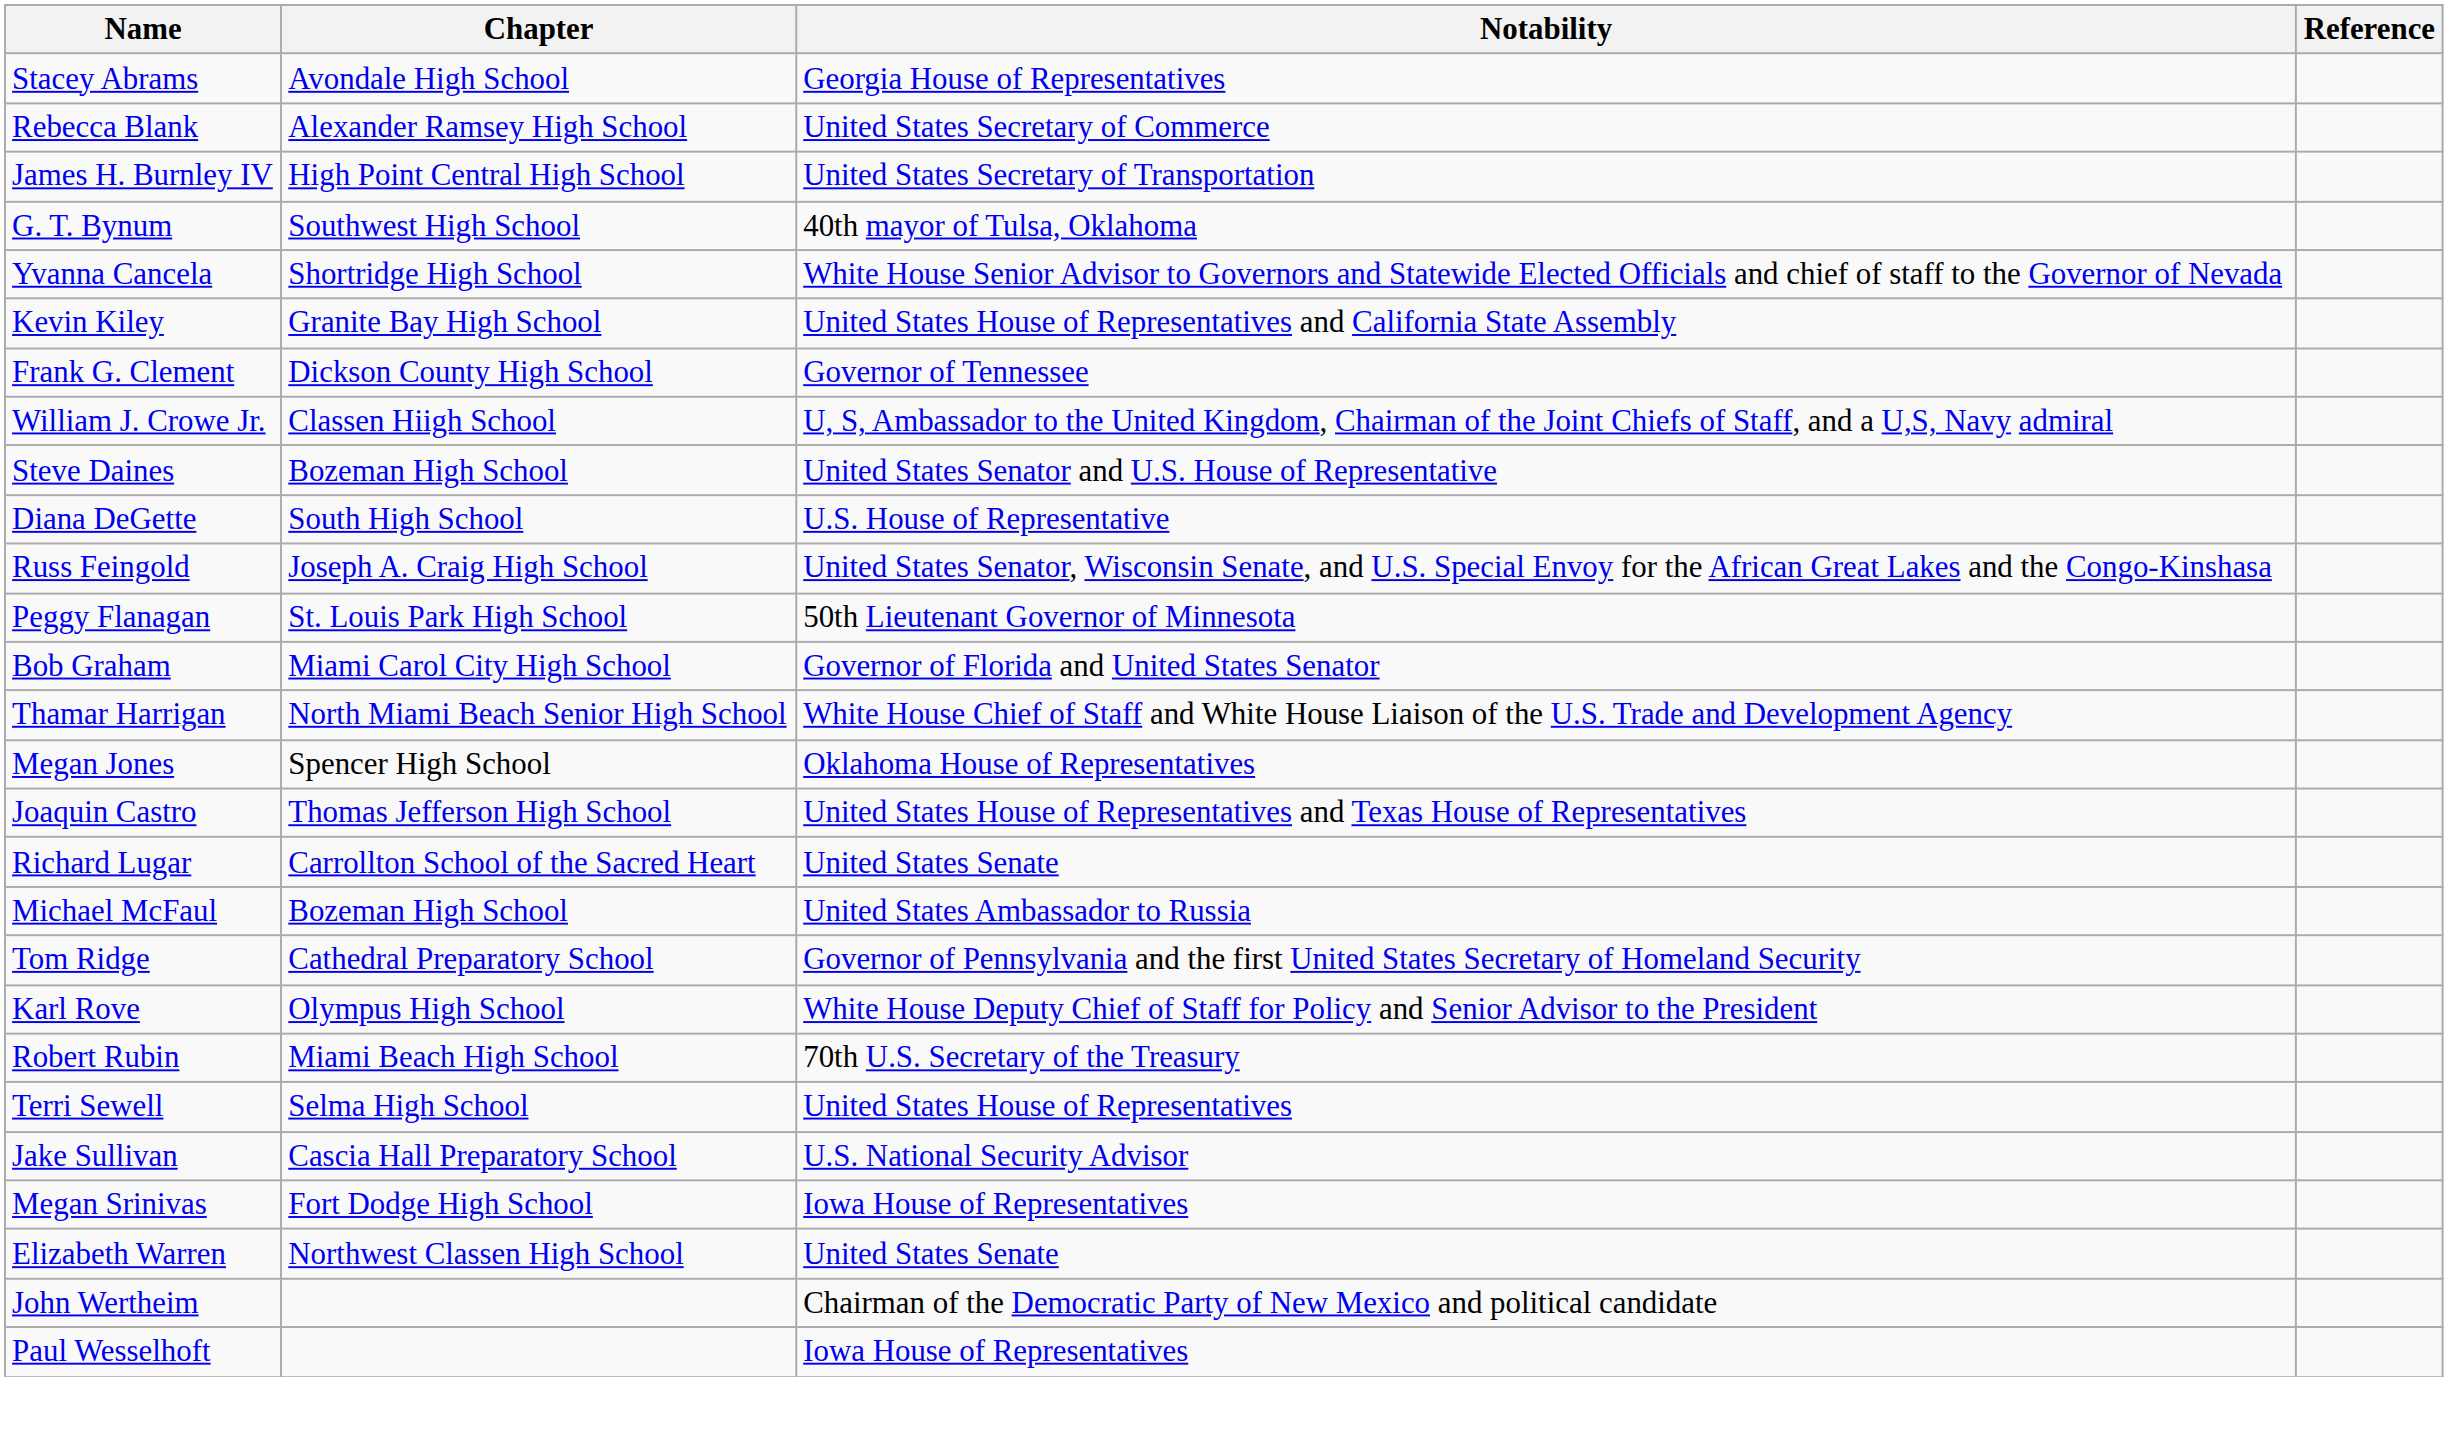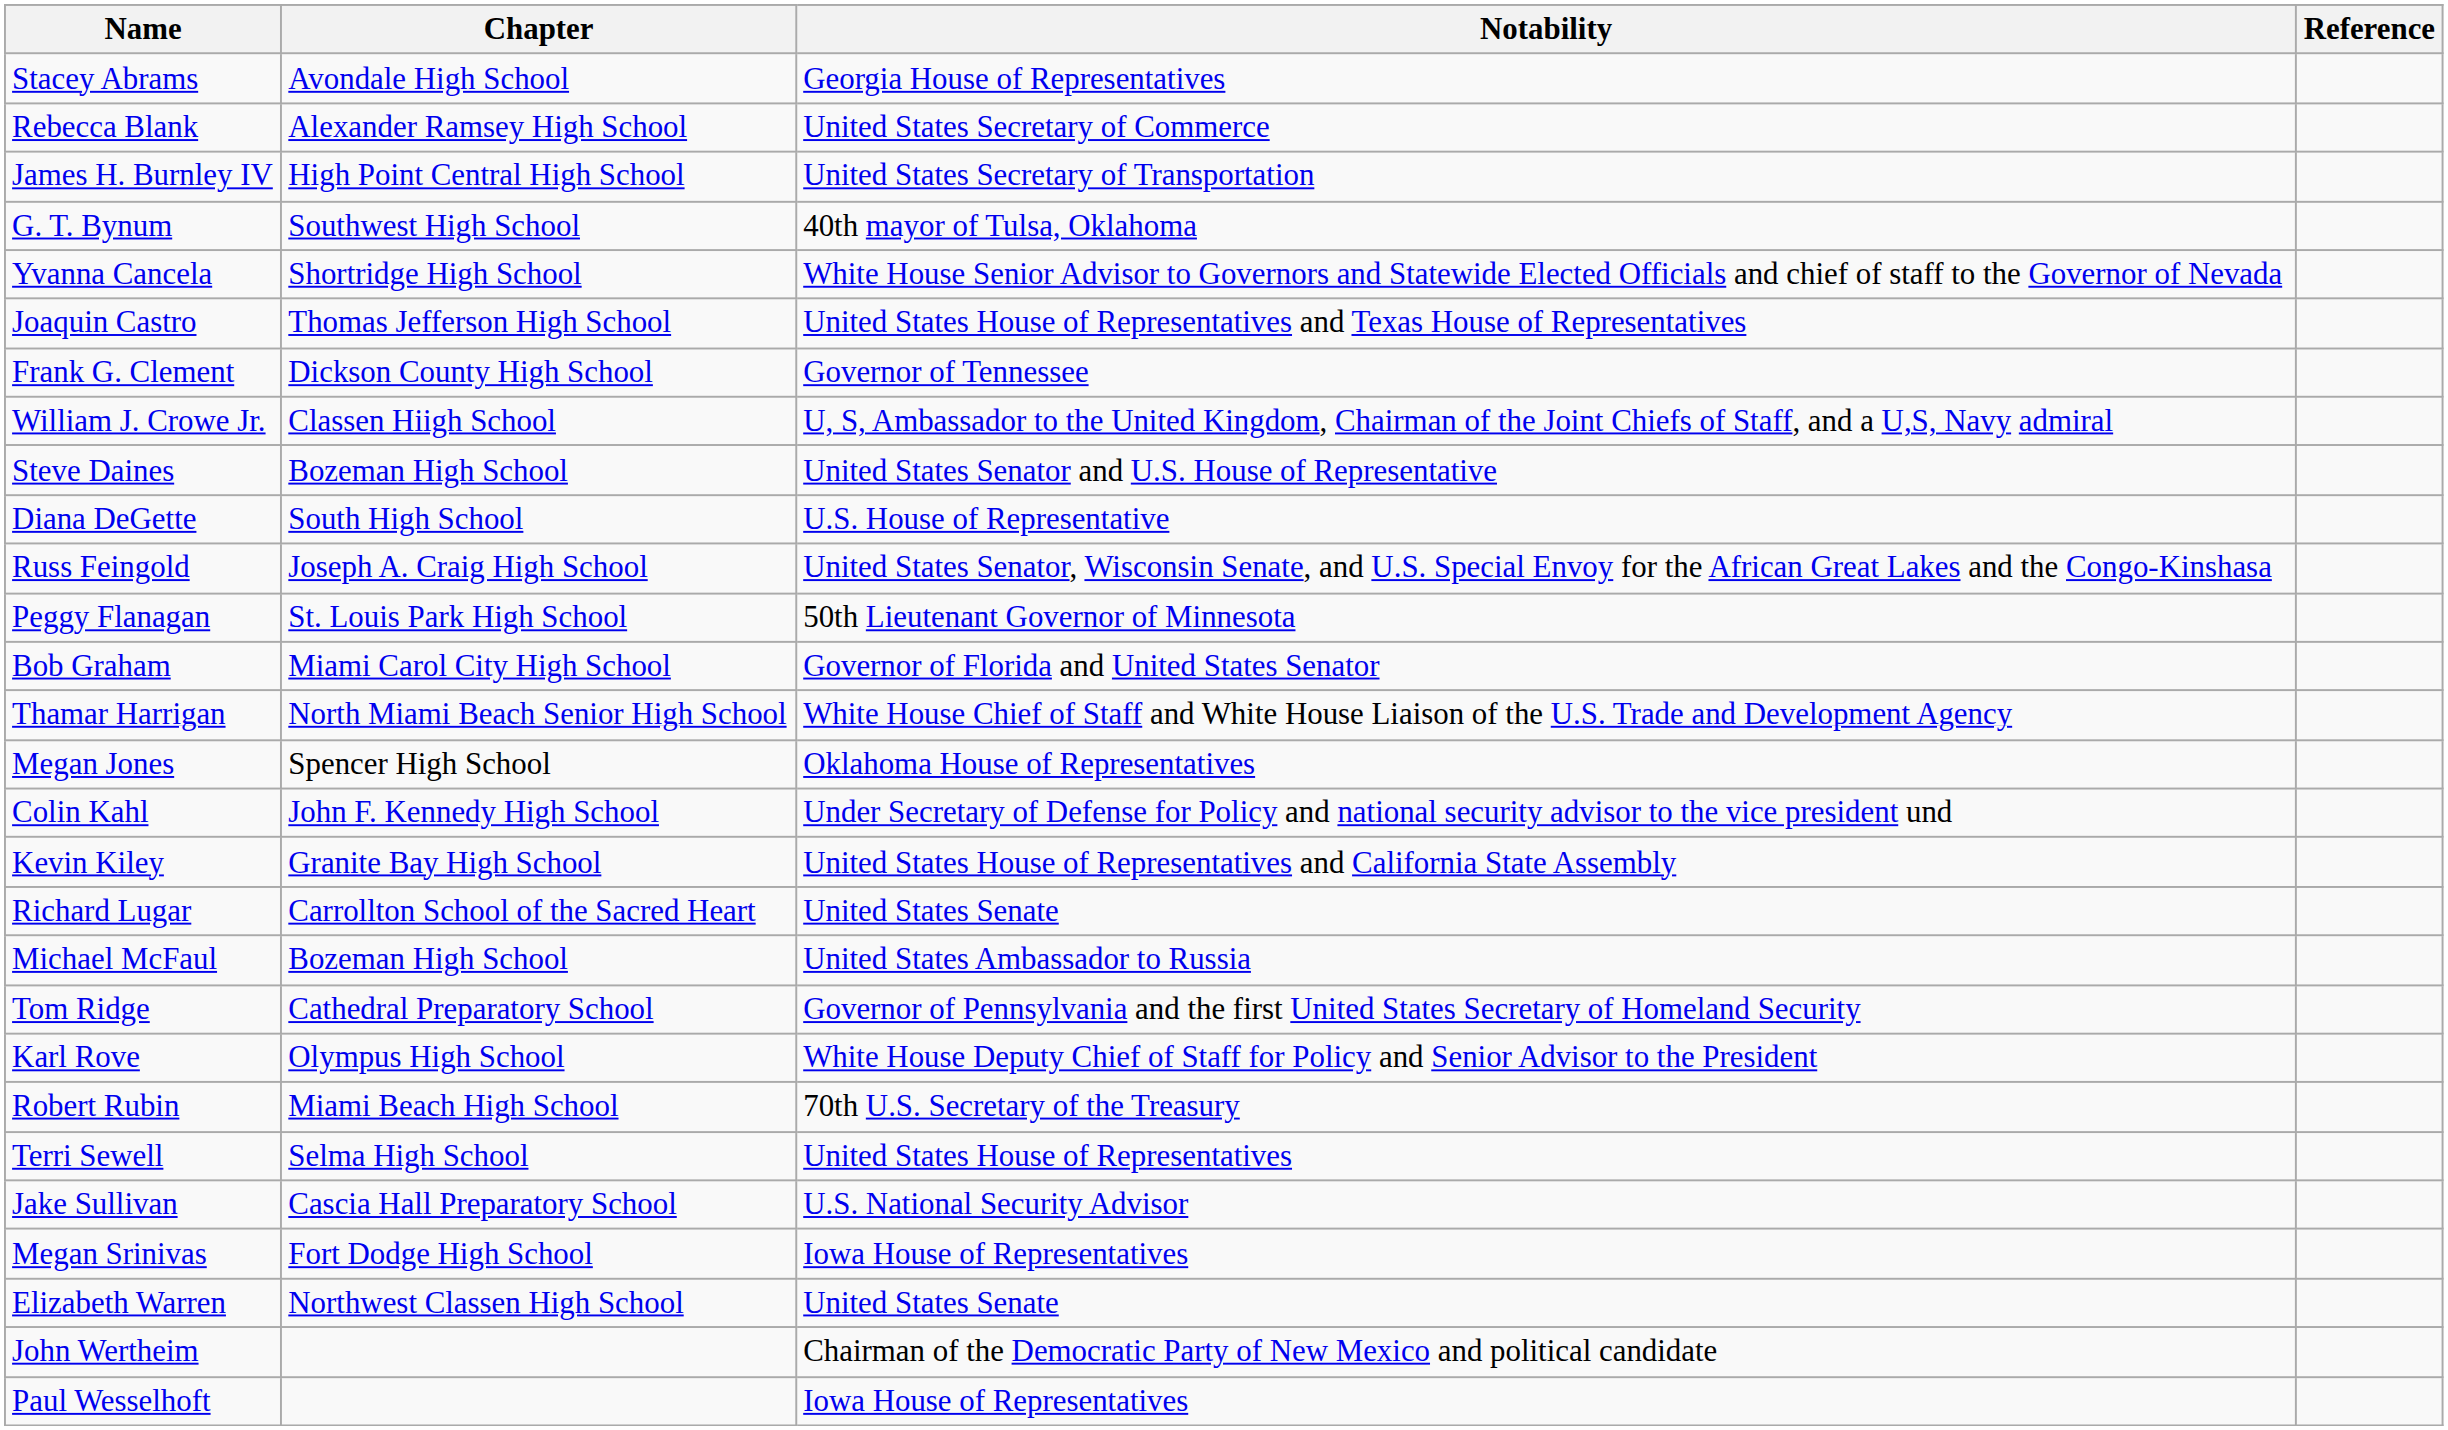rows swapped: (104, 812) <-> (88, 322)
+ row: (80, 812)
